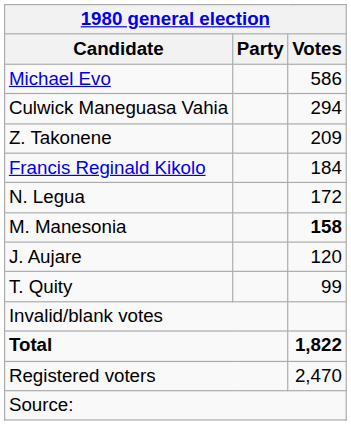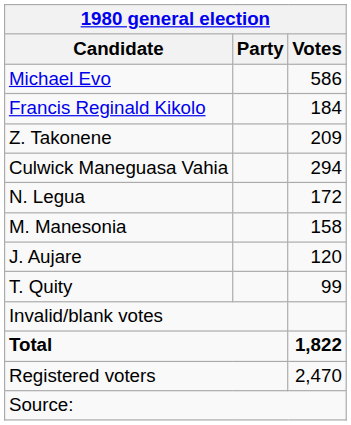rows swapped: (119, 108) <-> (107, 167)
(326, 227) bold -> (326, 227) normal
